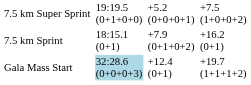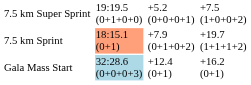(112, 41) no background -> (112, 41) lightsalmon background
(212, 41) +16.2 (0+1) -> (223, 41) +19.7 (1+1+1+2)
(223, 67) +19.7 (1+1+1+2) -> (212, 67) +16.2 (0+1)
